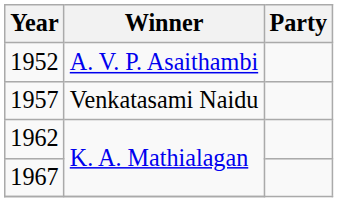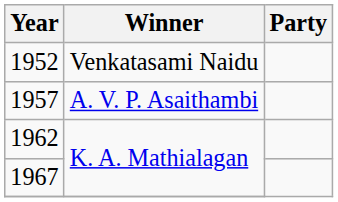(164, 61) A. V. P. Asaithambi -> (164, 61) Venkatasami Naidu
(164, 100) Venkatasami Naidu -> (164, 100) A. V. P. Asaithambi
